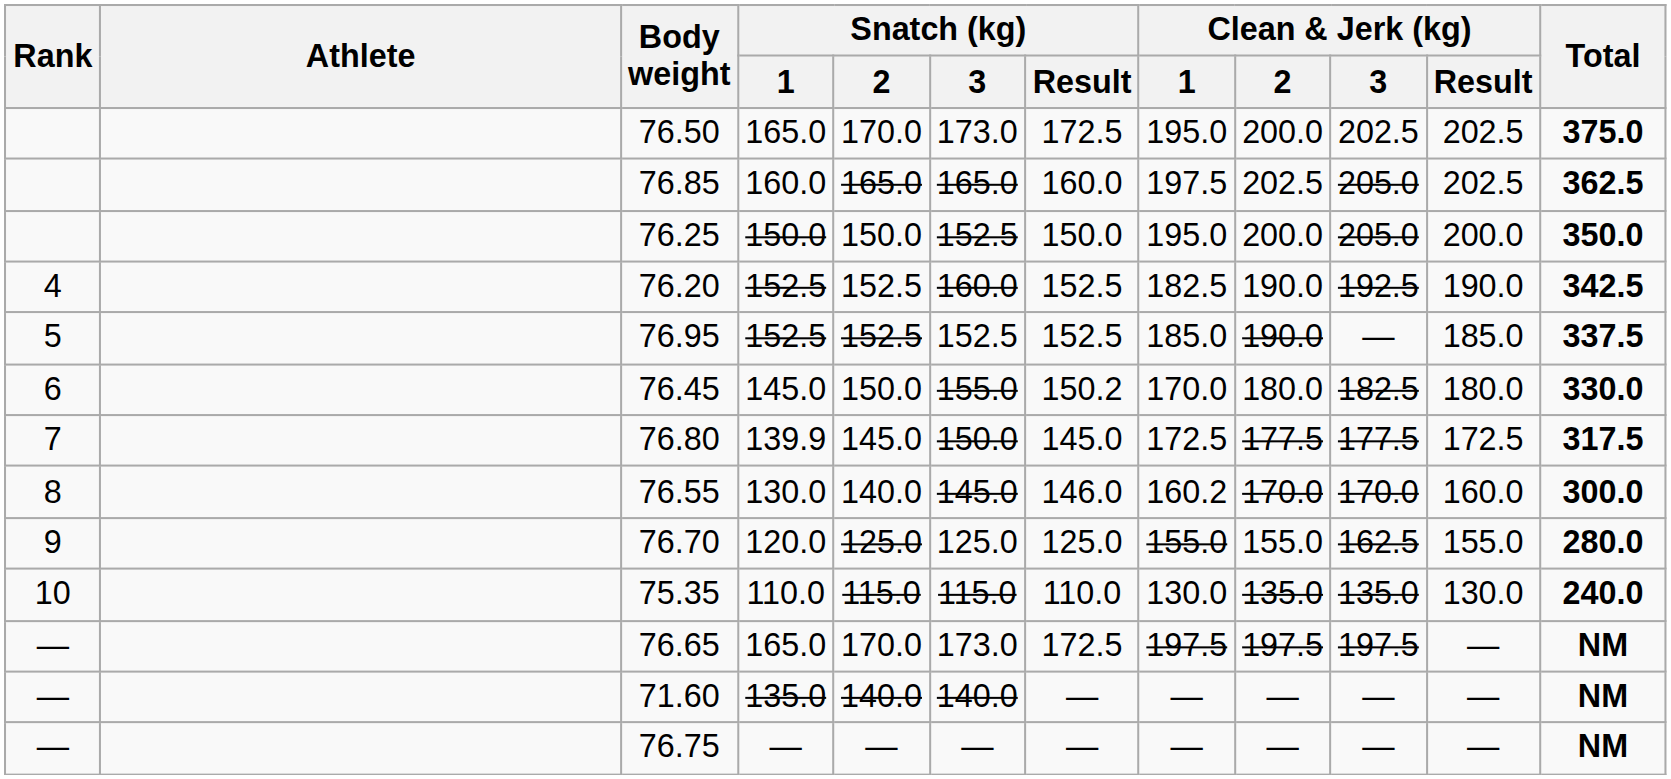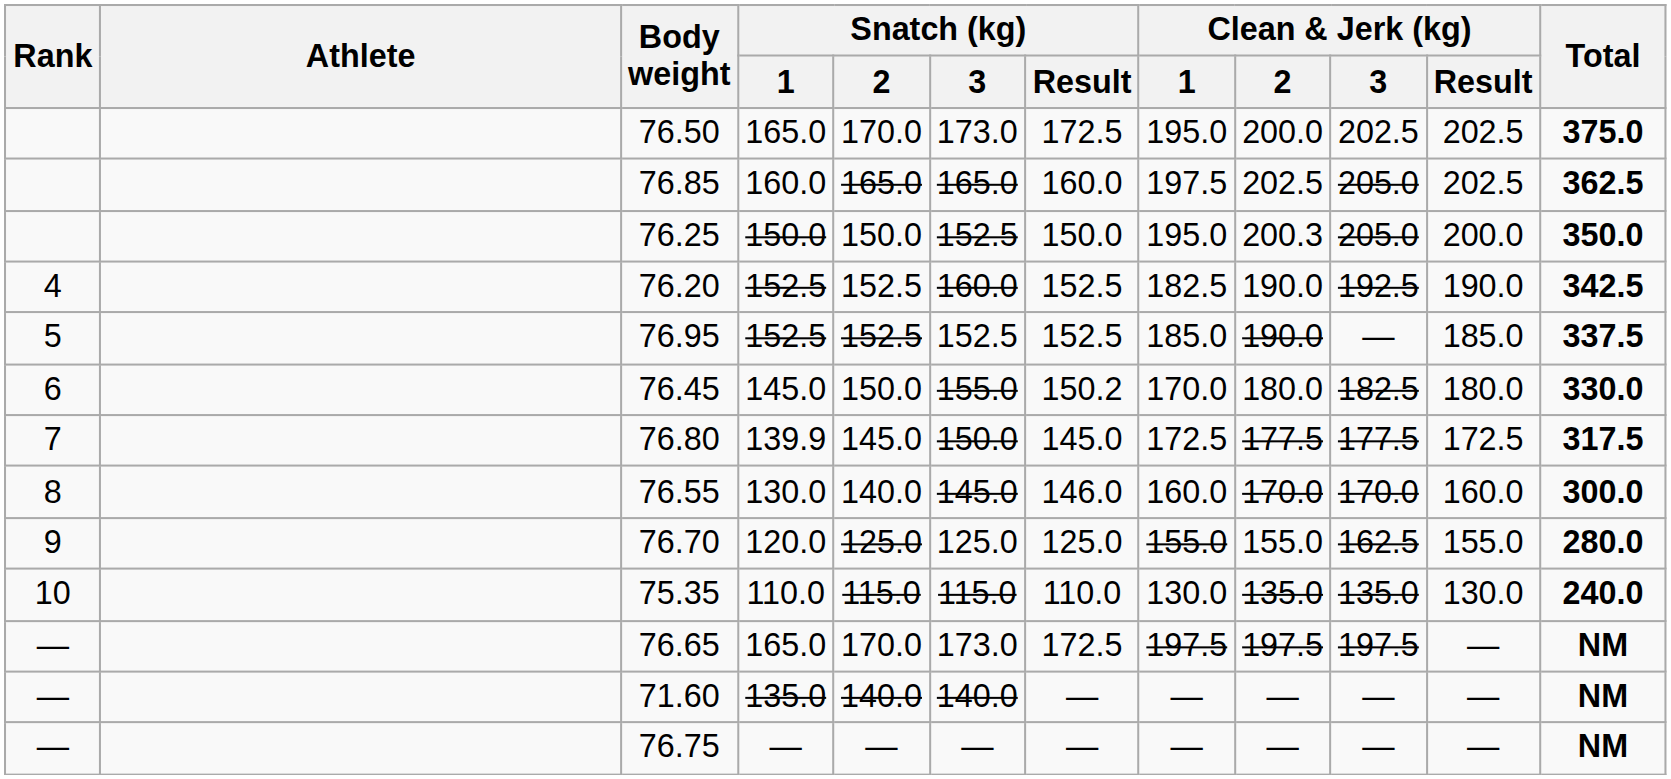(1283, 235) 200.0 -> (1283, 235) 200.3
(1187, 491) 160.2 -> (1187, 491) 160.0
